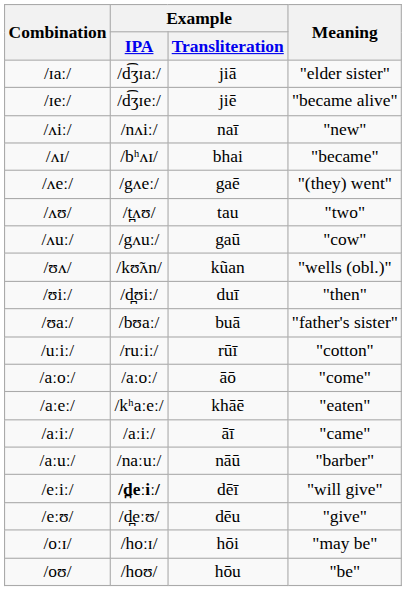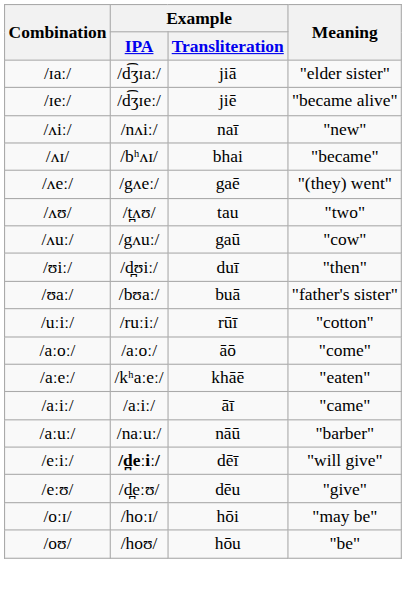- row: (58, 267)
